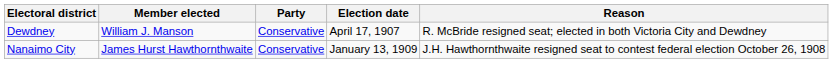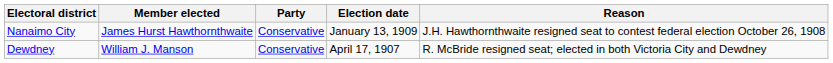rows swapped: (31, 31) <-> (41, 49)
